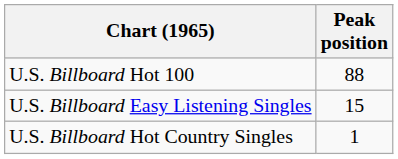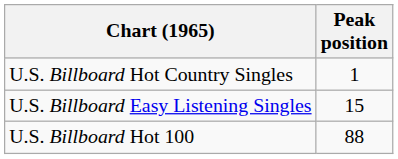rows swapped: (151, 136) <-> (102, 74)
